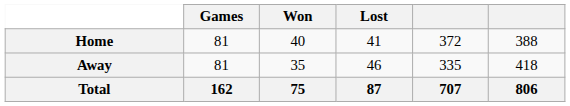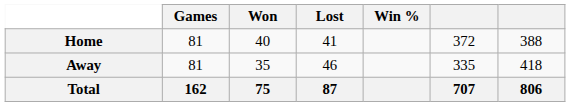+ column: (397, 16)
